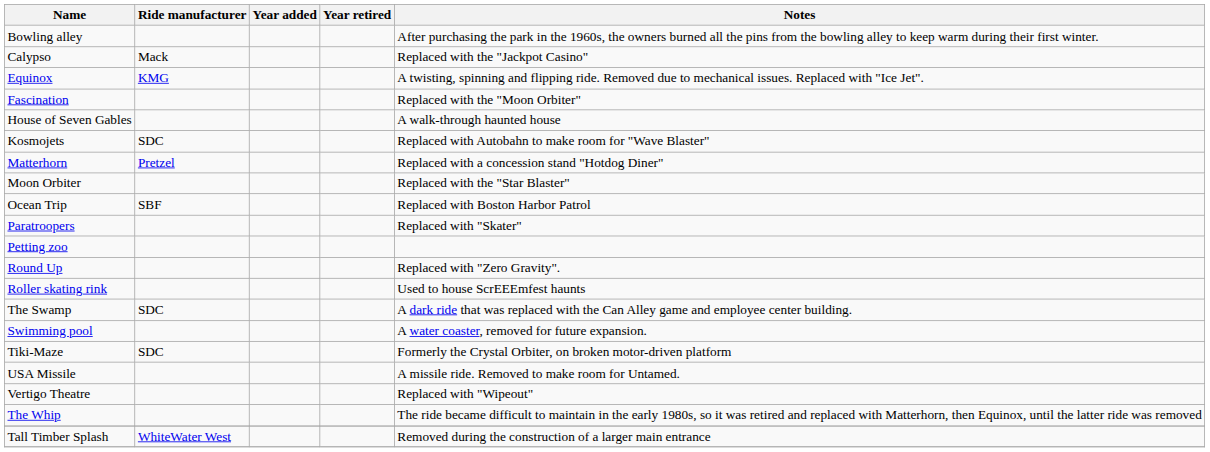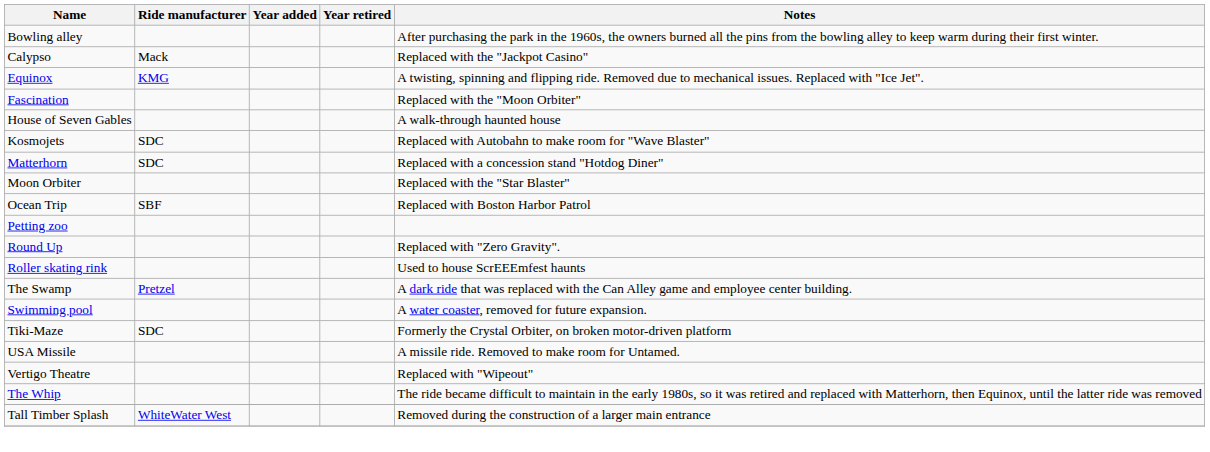(156, 162) Pretzel -> (151, 162) SDC
- row: (41, 225)
(151, 309) SDC -> (156, 288) Pretzel
